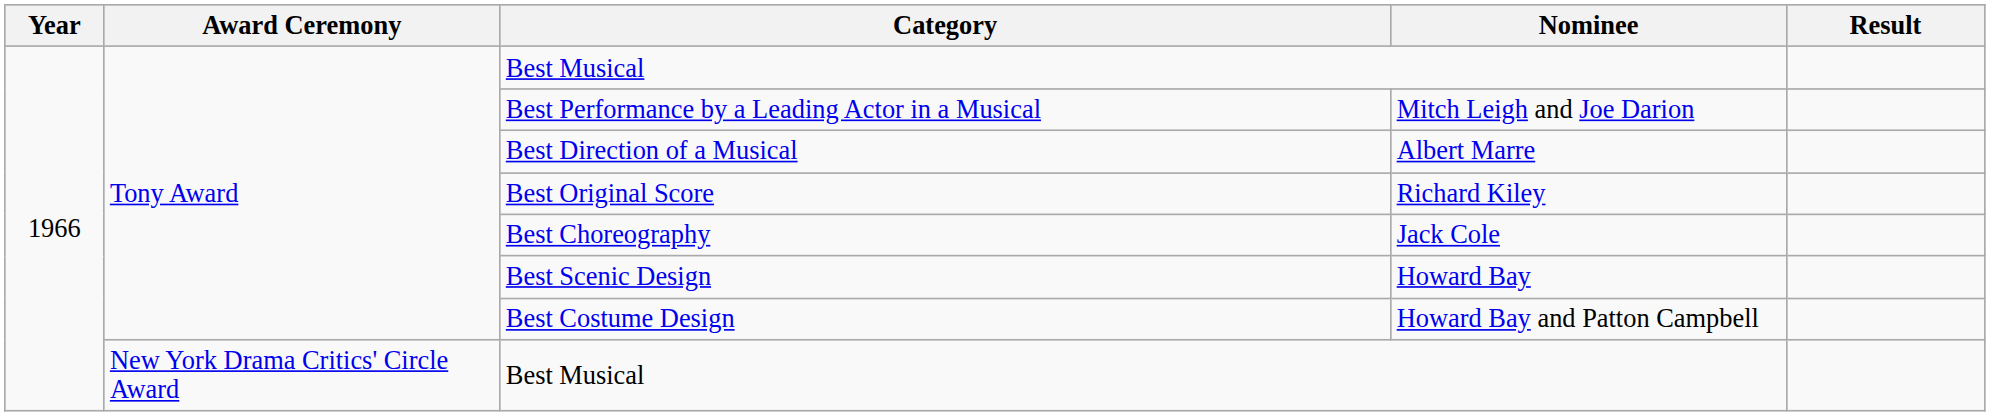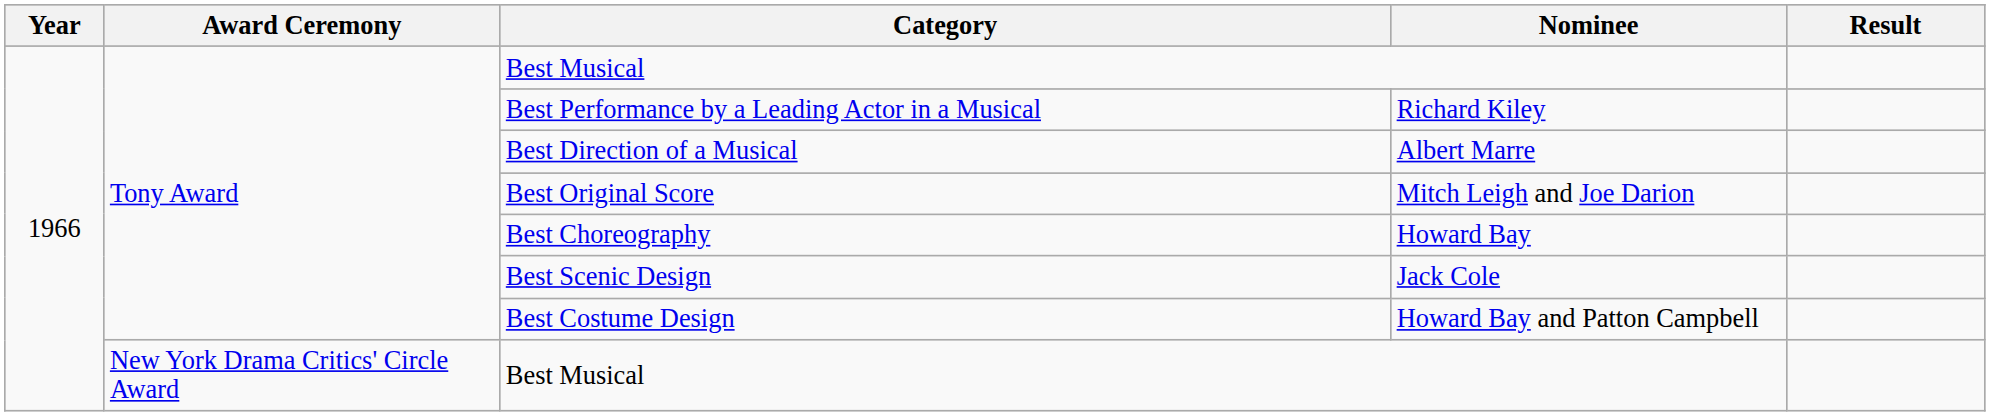(1545, 109) Mitch Leigh and Joe Darion -> (1471, 109) Richard Kiley
(1471, 192) Richard Kiley -> (1545, 192) Mitch Leigh and Joe Darion
(1448, 234) Jack Cole -> (1464, 234) Howard Bay
(1464, 276) Howard Bay -> (1448, 276) Jack Cole
